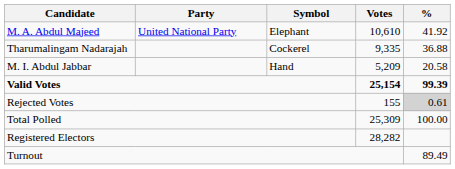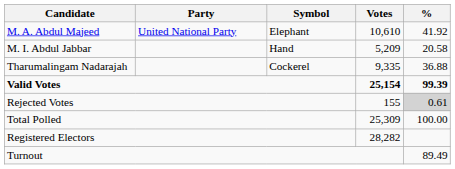rows swapped: (67, 48) <-> (49, 66)
